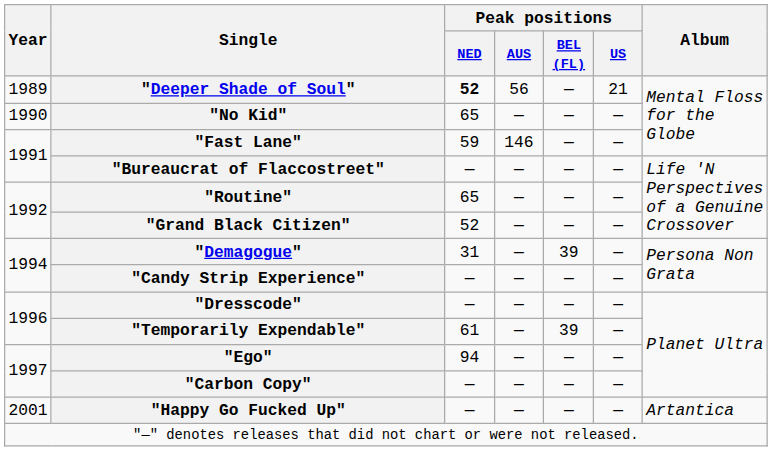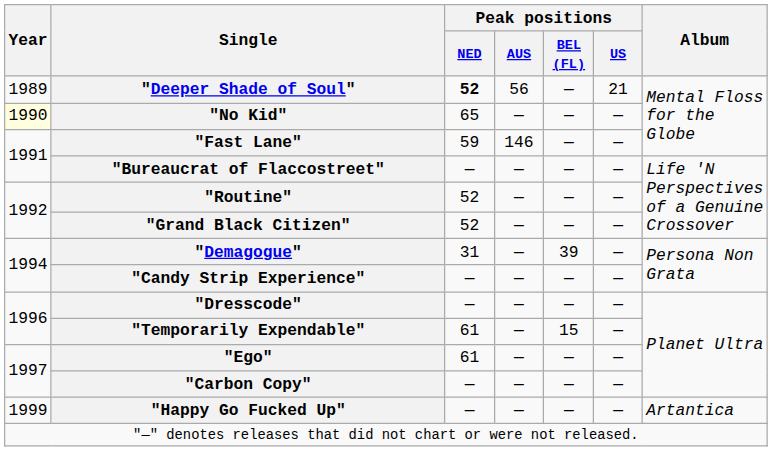(28, 116) no background -> (28, 116) lightyellow background
(470, 197) 65 -> (470, 197) 52
(569, 331) 39 -> (569, 331) 15
(470, 358) 94 -> (470, 358) 61
(28, 411) 2001 -> (28, 411) 1999
